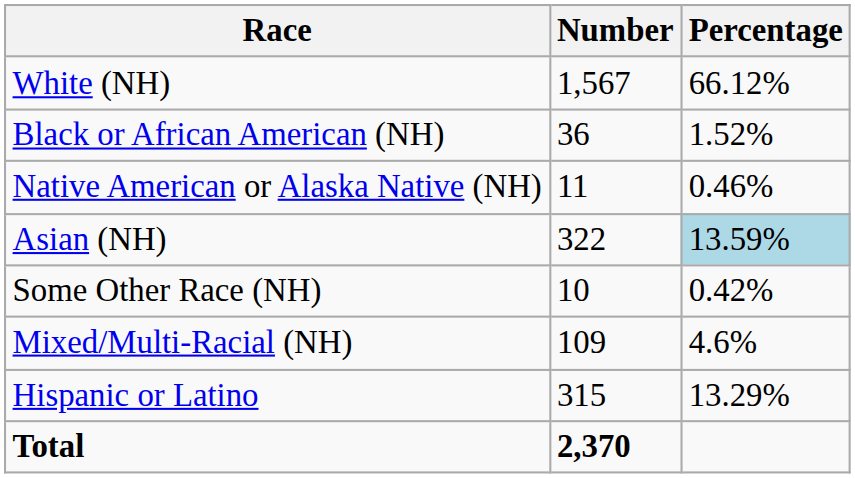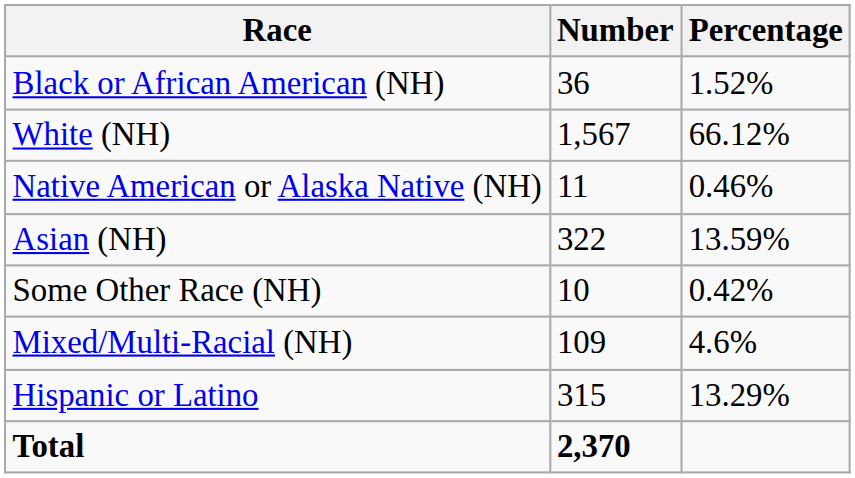rows swapped: (91, 82) <-> (228, 134)
(739, 238) lightblue background -> (739, 238) no background
